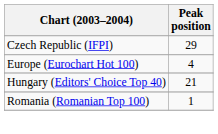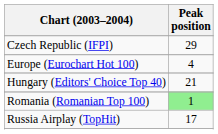(191, 100) no background -> (191, 100) lightgreen background
+ row: (63, 119)
